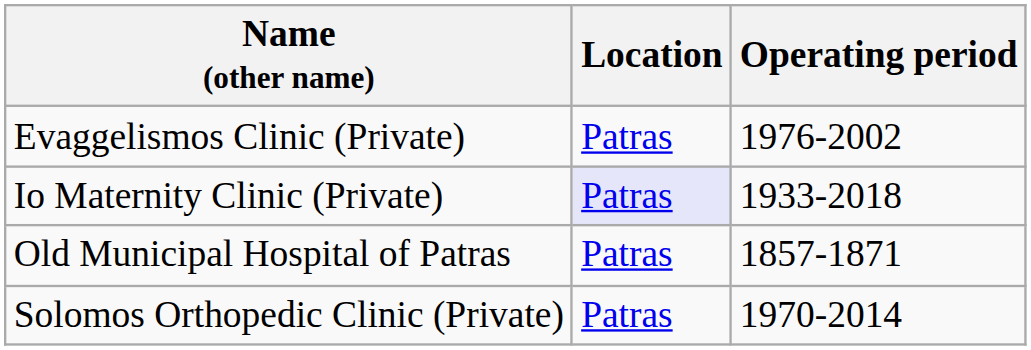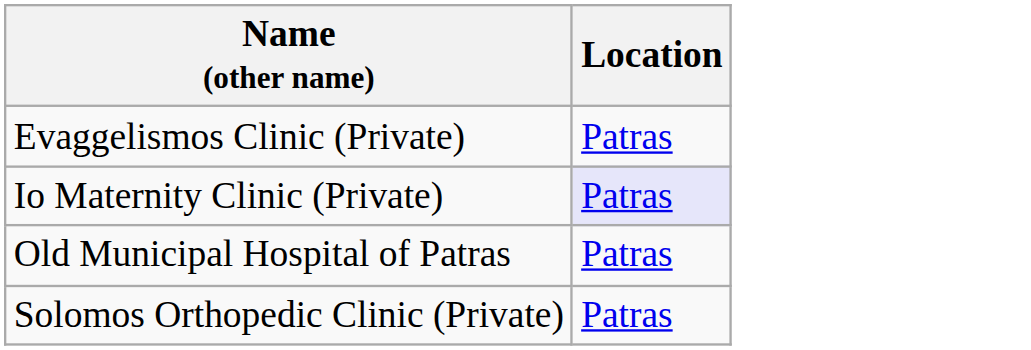- column: (879, 55)
